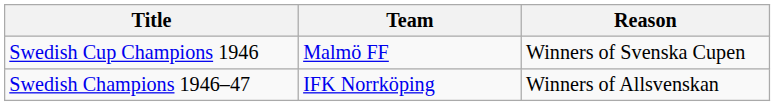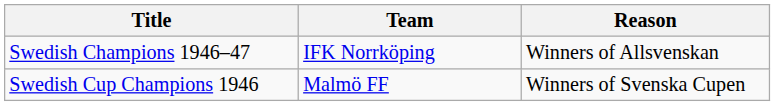rows swapped: (130, 84) <-> (134, 52)
